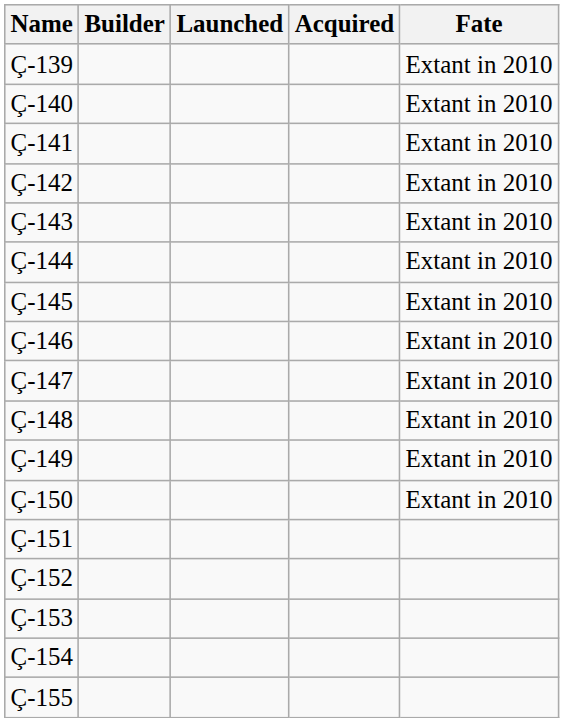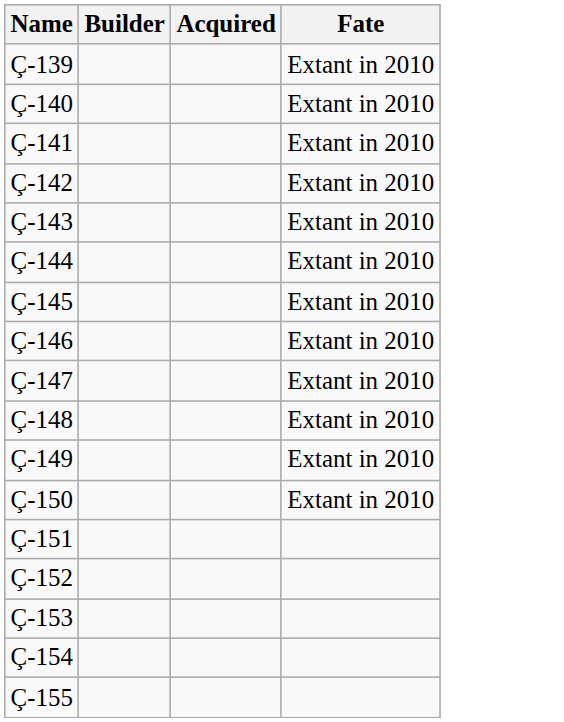- column: (230, 24)
